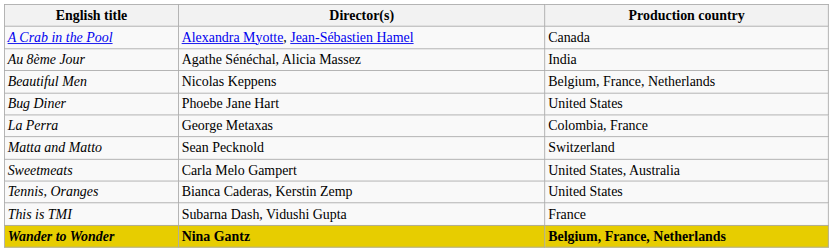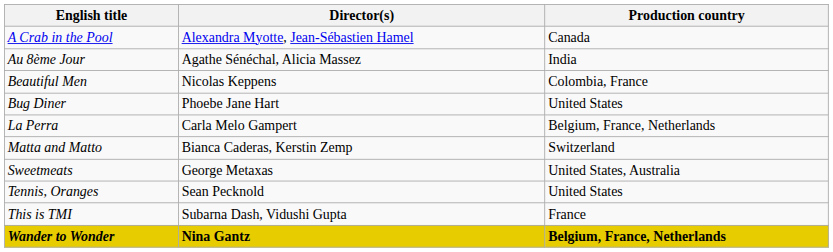(632, 81) Belgium, France, Netherlands -> (598, 81) Colombia, France
(227, 125) George Metaxas -> (239, 125) Carla Melo Gampert
(598, 125) Colombia, France -> (632, 125) Belgium, France, Netherlands
(223, 147) Sean Pecknold -> (267, 147) Bianca Caderas, Kerstin Zemp
(239, 170) Carla Melo Gampert -> (227, 170) George Metaxas
(267, 192) Bianca Caderas, Kerstin Zemp -> (223, 192) Sean Pecknold
